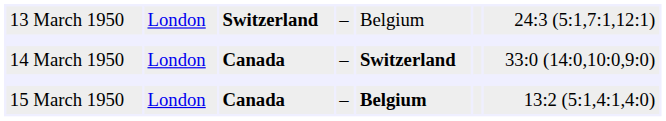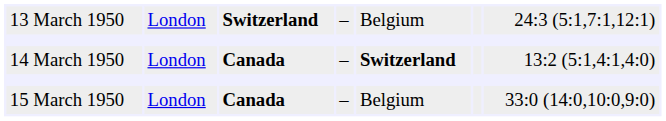(580, 60) 33:0 (14:0,10:0,9:0) -> (589, 60) 13:2 (5:1,4:1,4:0)
(393, 99) bold -> (392, 99) normal
(589, 99) 13:2 (5:1,4:1,4:0) -> (580, 99) 33:0 (14:0,10:0,9:0)
